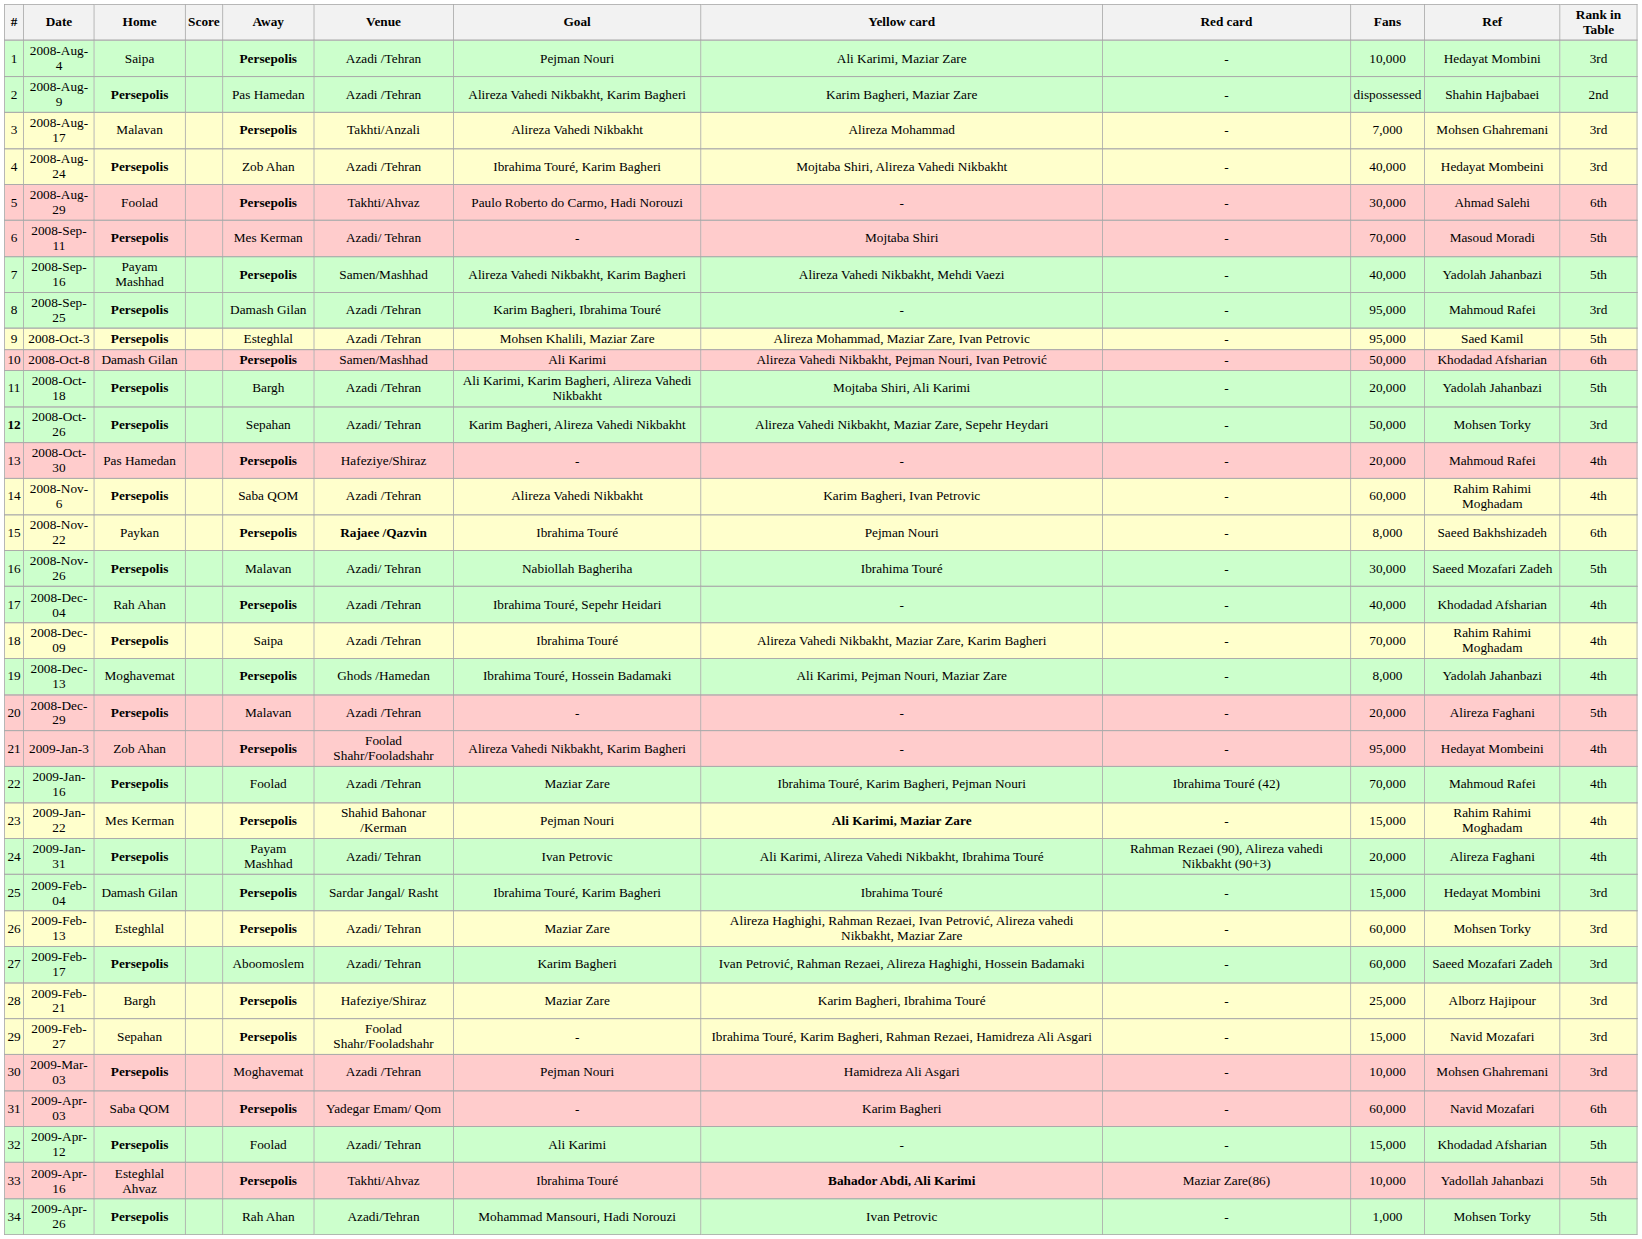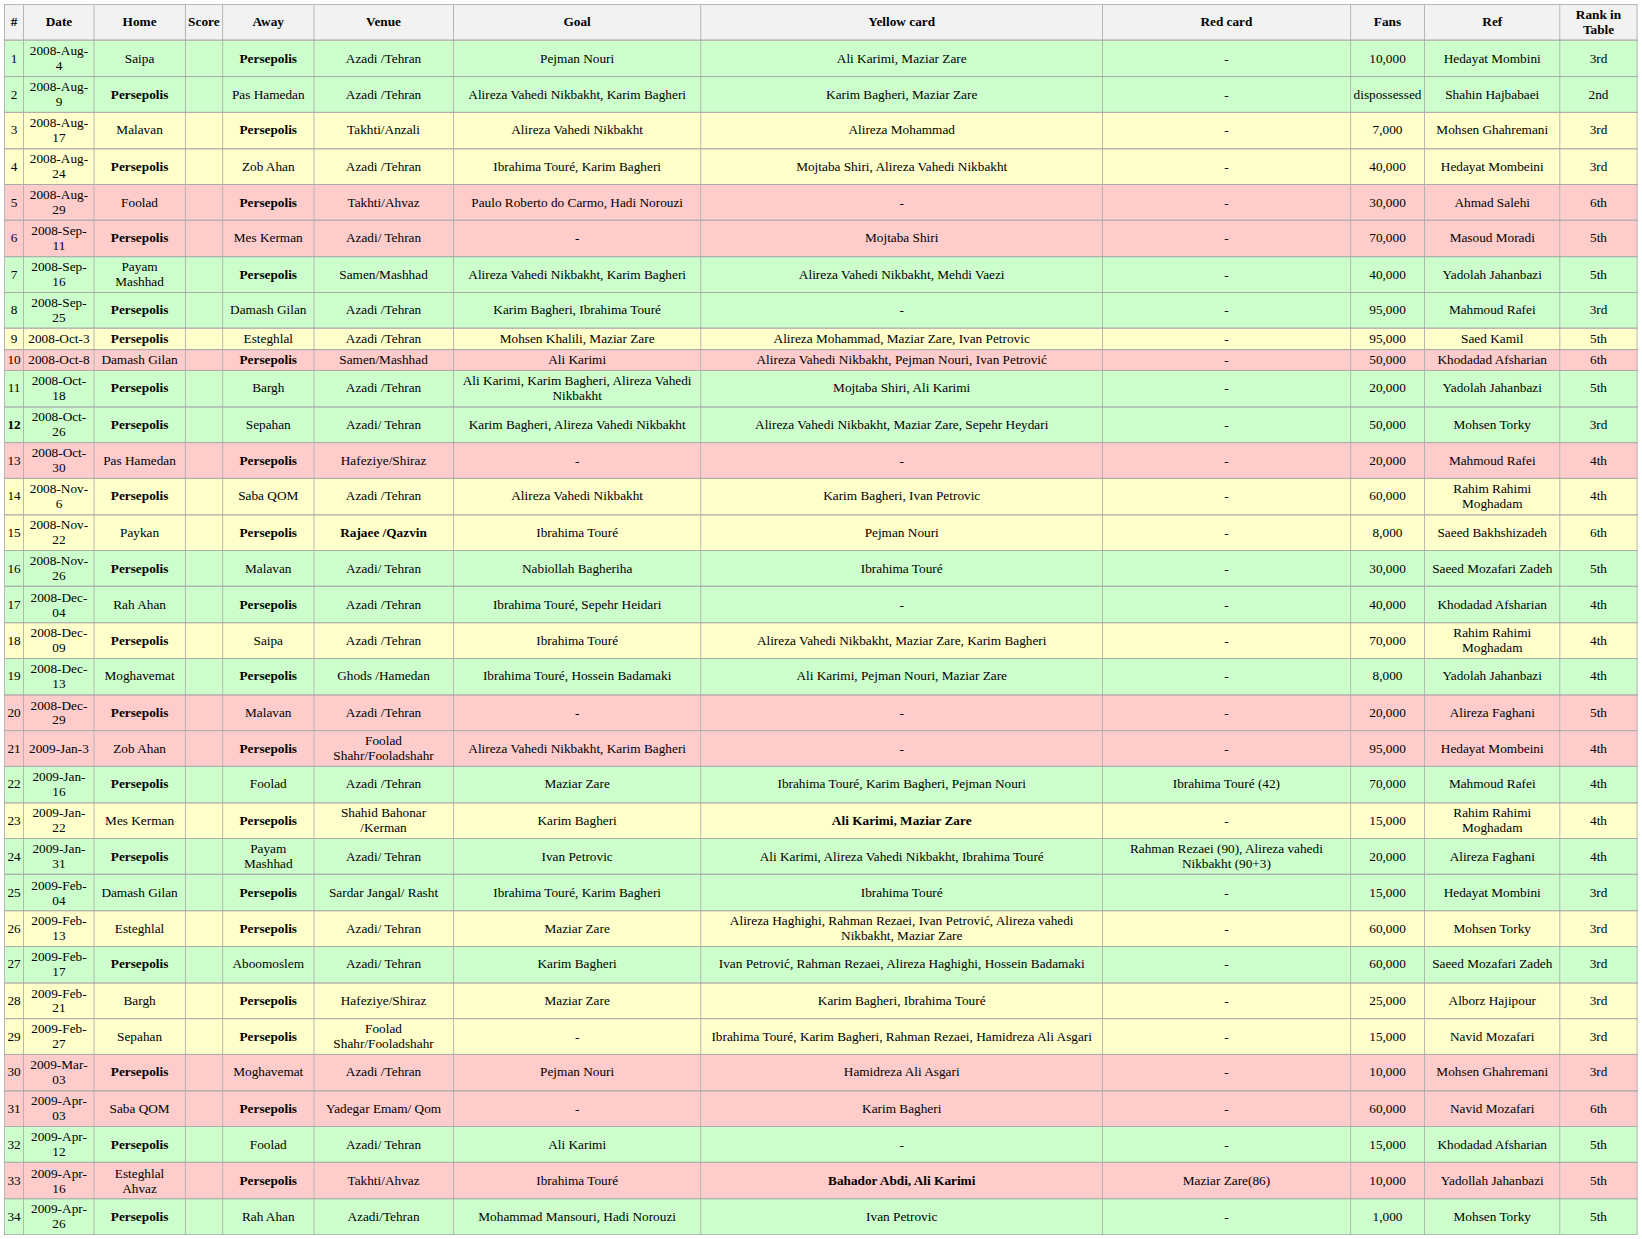(577, 820) Pejman Nouri -> (577, 820) Karim Bagheri
